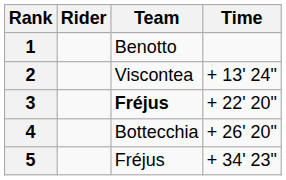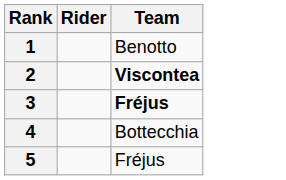- column: (242, 18)
(154, 75) normal -> (157, 75) bold
